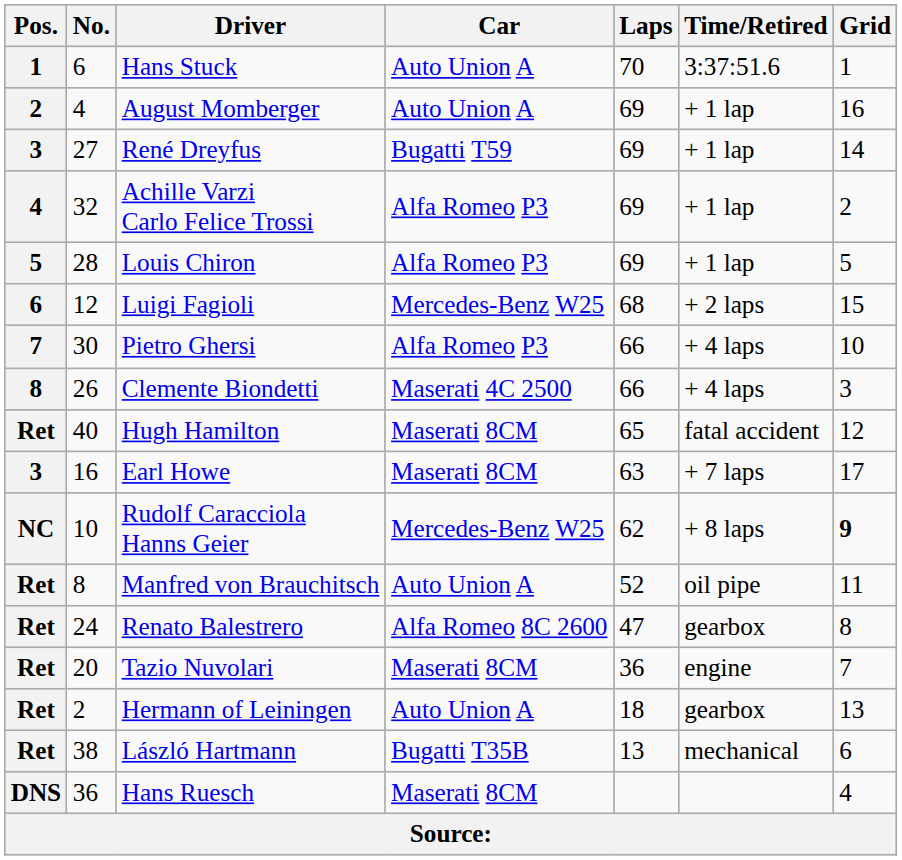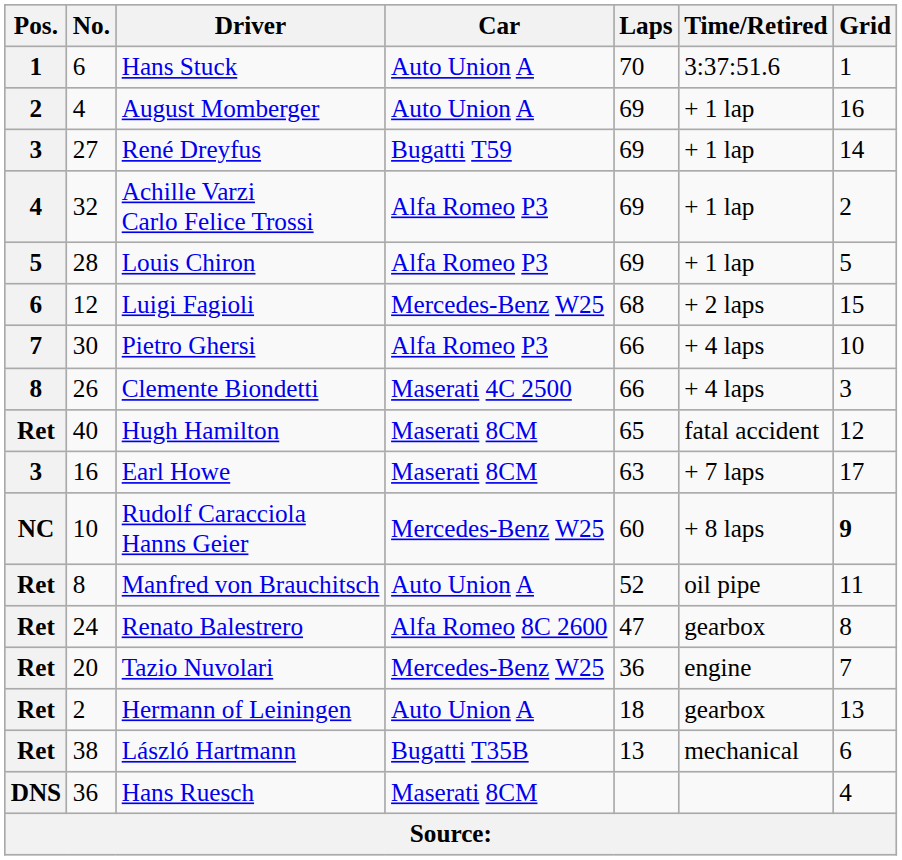(632, 527) 62 -> (632, 527) 60
(464, 667) Maserati 8CM -> (498, 667) Mercedes-Benz W25
